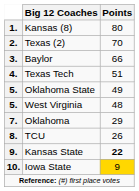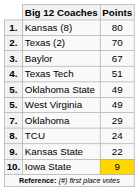(117, 59) 66 -> (117, 59) 67
(117, 105) 48 -> (117, 105) 49
(117, 136) 26 -> (117, 136) 24
(117, 152) bold -> (117, 152) normal
